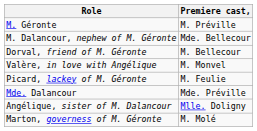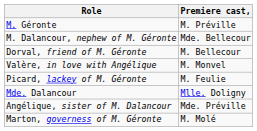(213, 92) Mde. Préville -> (213, 92) Mlle. Doligny
(213, 106) Mlle. Doligny -> (213, 106) Mde. Préville
